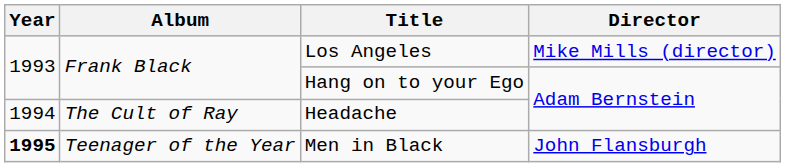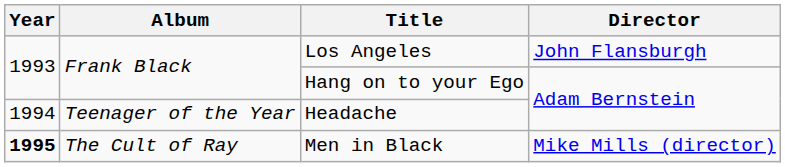(655, 52) Mike Mills (director) -> (620, 52) John Flansburgh
(151, 114) The Cult of Ray -> (180, 114) Teenager of the Year
(180, 146) Teenager of the Year -> (151, 146) The Cult of Ray
(620, 146) John Flansburgh -> (655, 146) Mike Mills (director)
